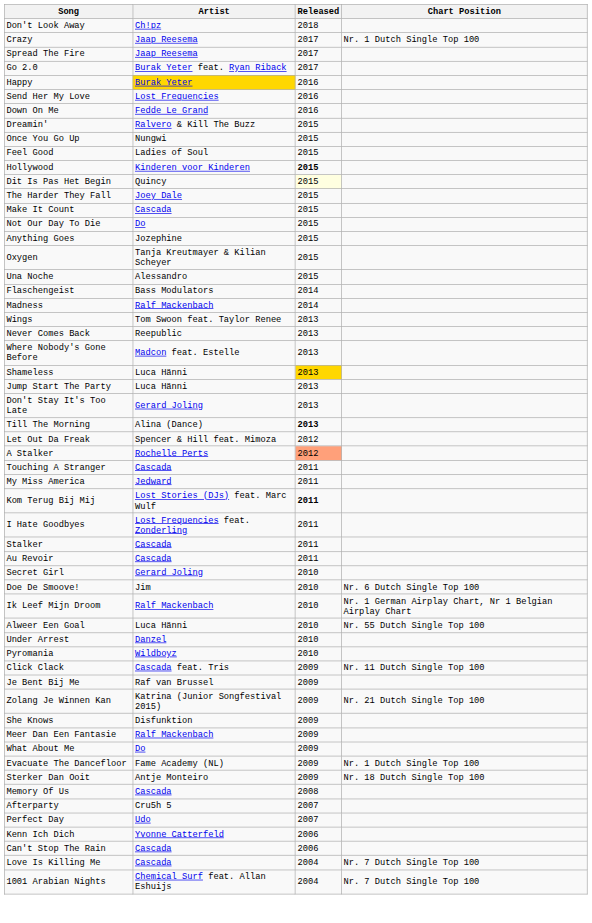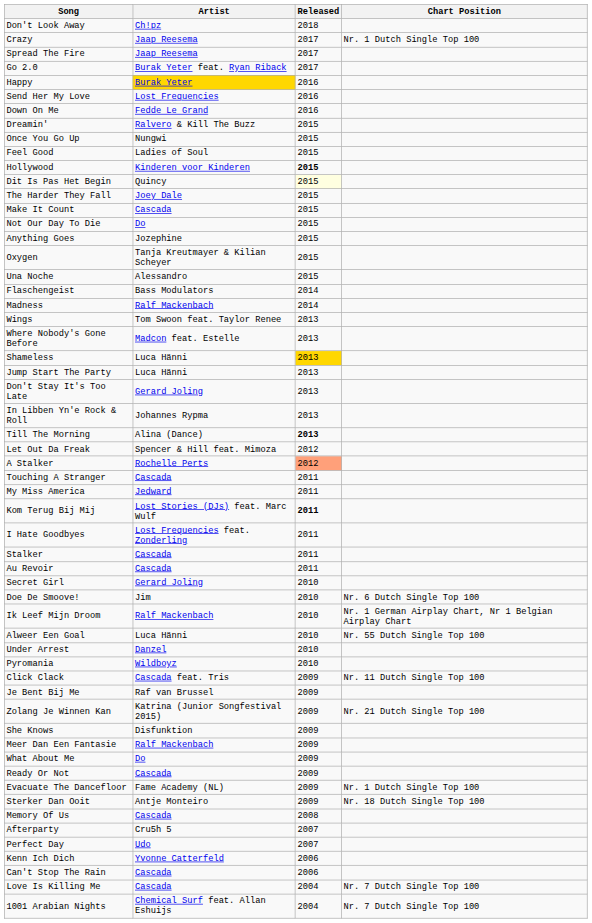- row: (48, 334)
+ row: (61, 416)
+ row: (38, 773)
